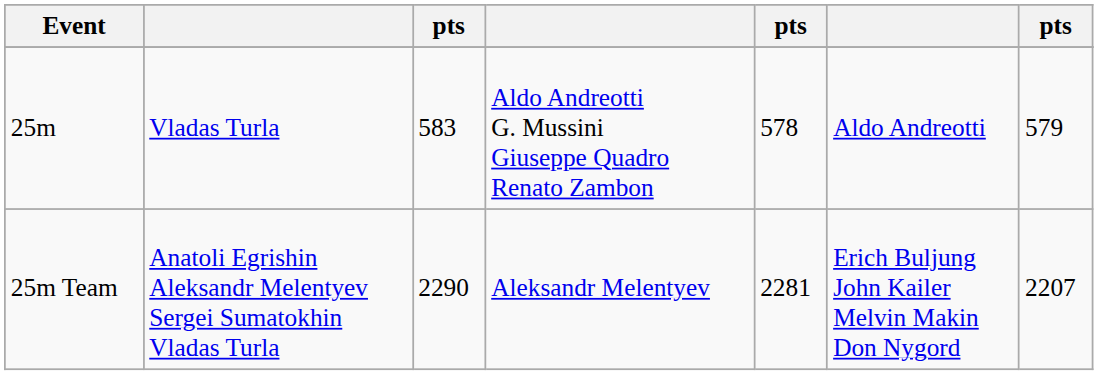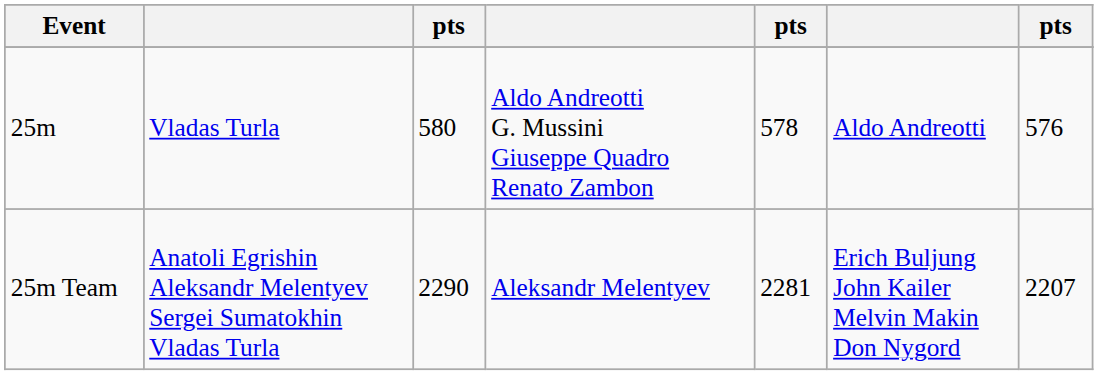(437, 127) 583 -> (437, 127) 580
(1044, 127) 579 -> (1044, 127) 576
